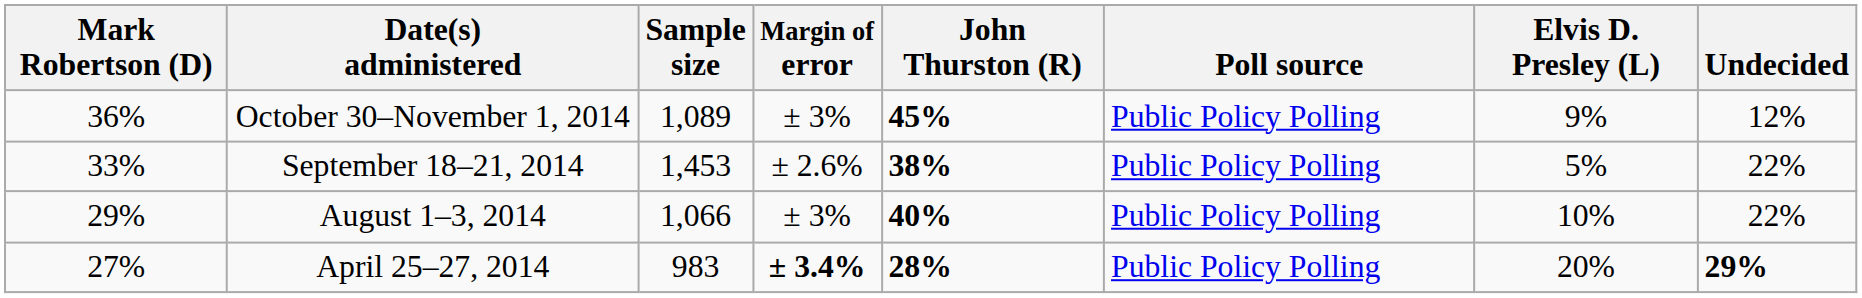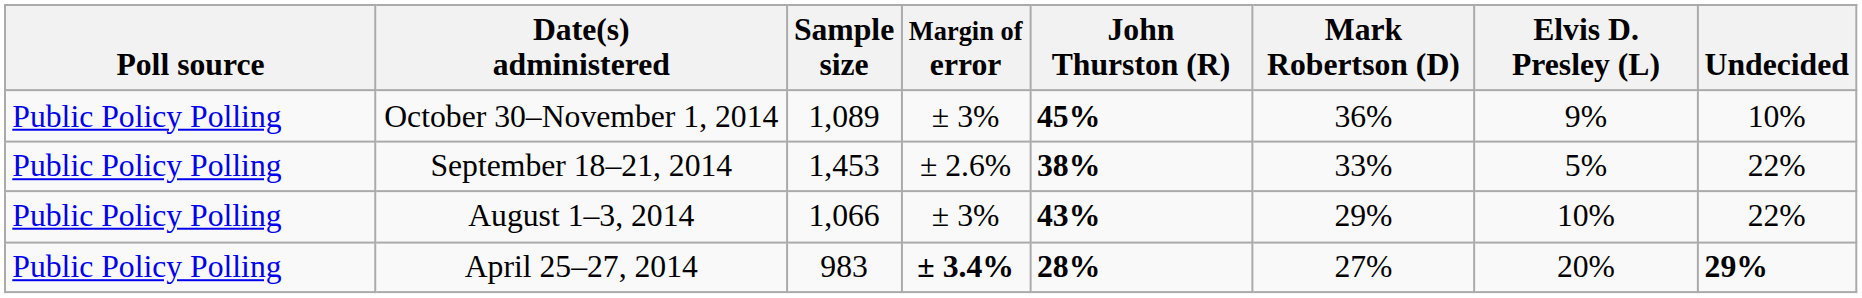columns swapped: (1289, 65) <-> (116, 47)
(1777, 115) 12% -> (1777, 115) 10%
(920, 215) 40% -> (1069, 215) 43%
